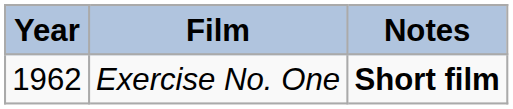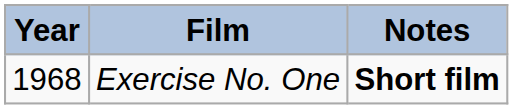(47, 79) 1962 -> (47, 79) 1968
